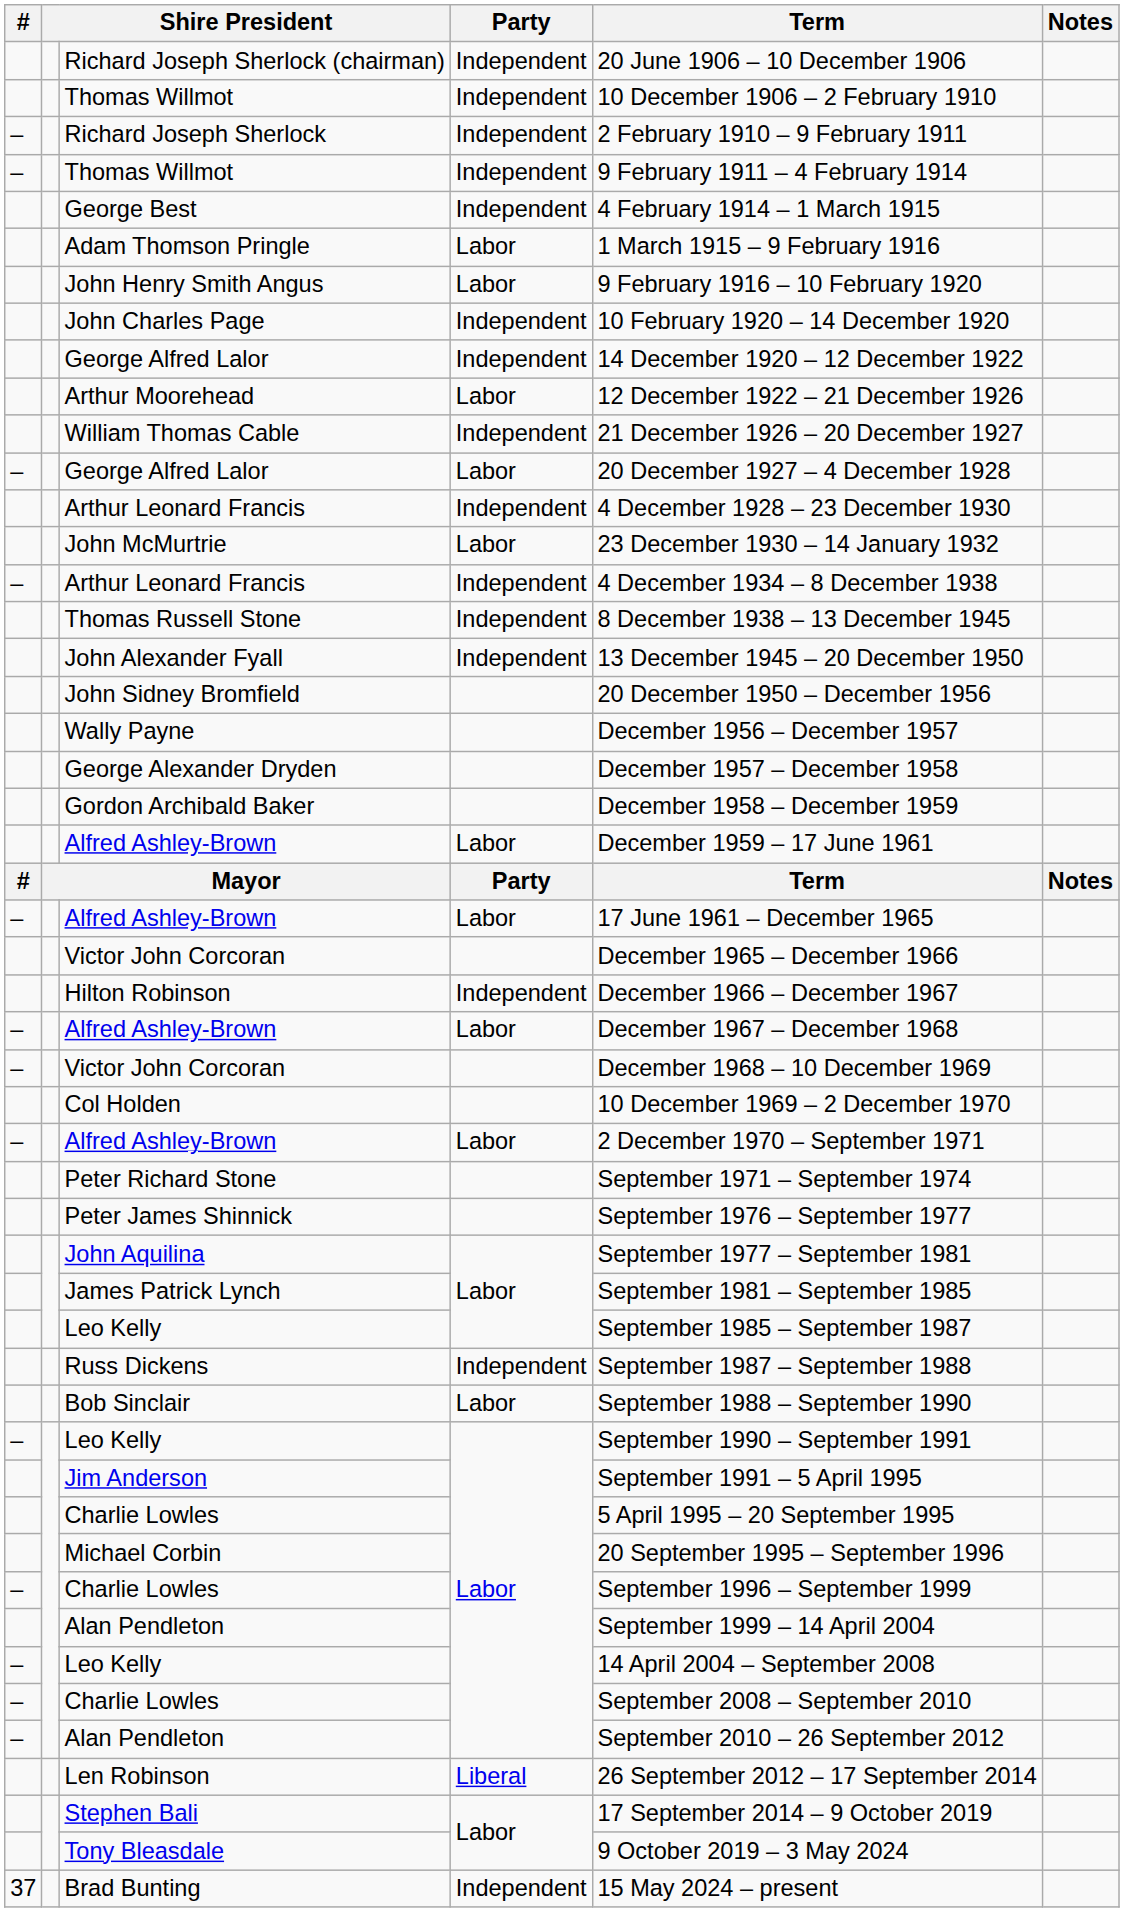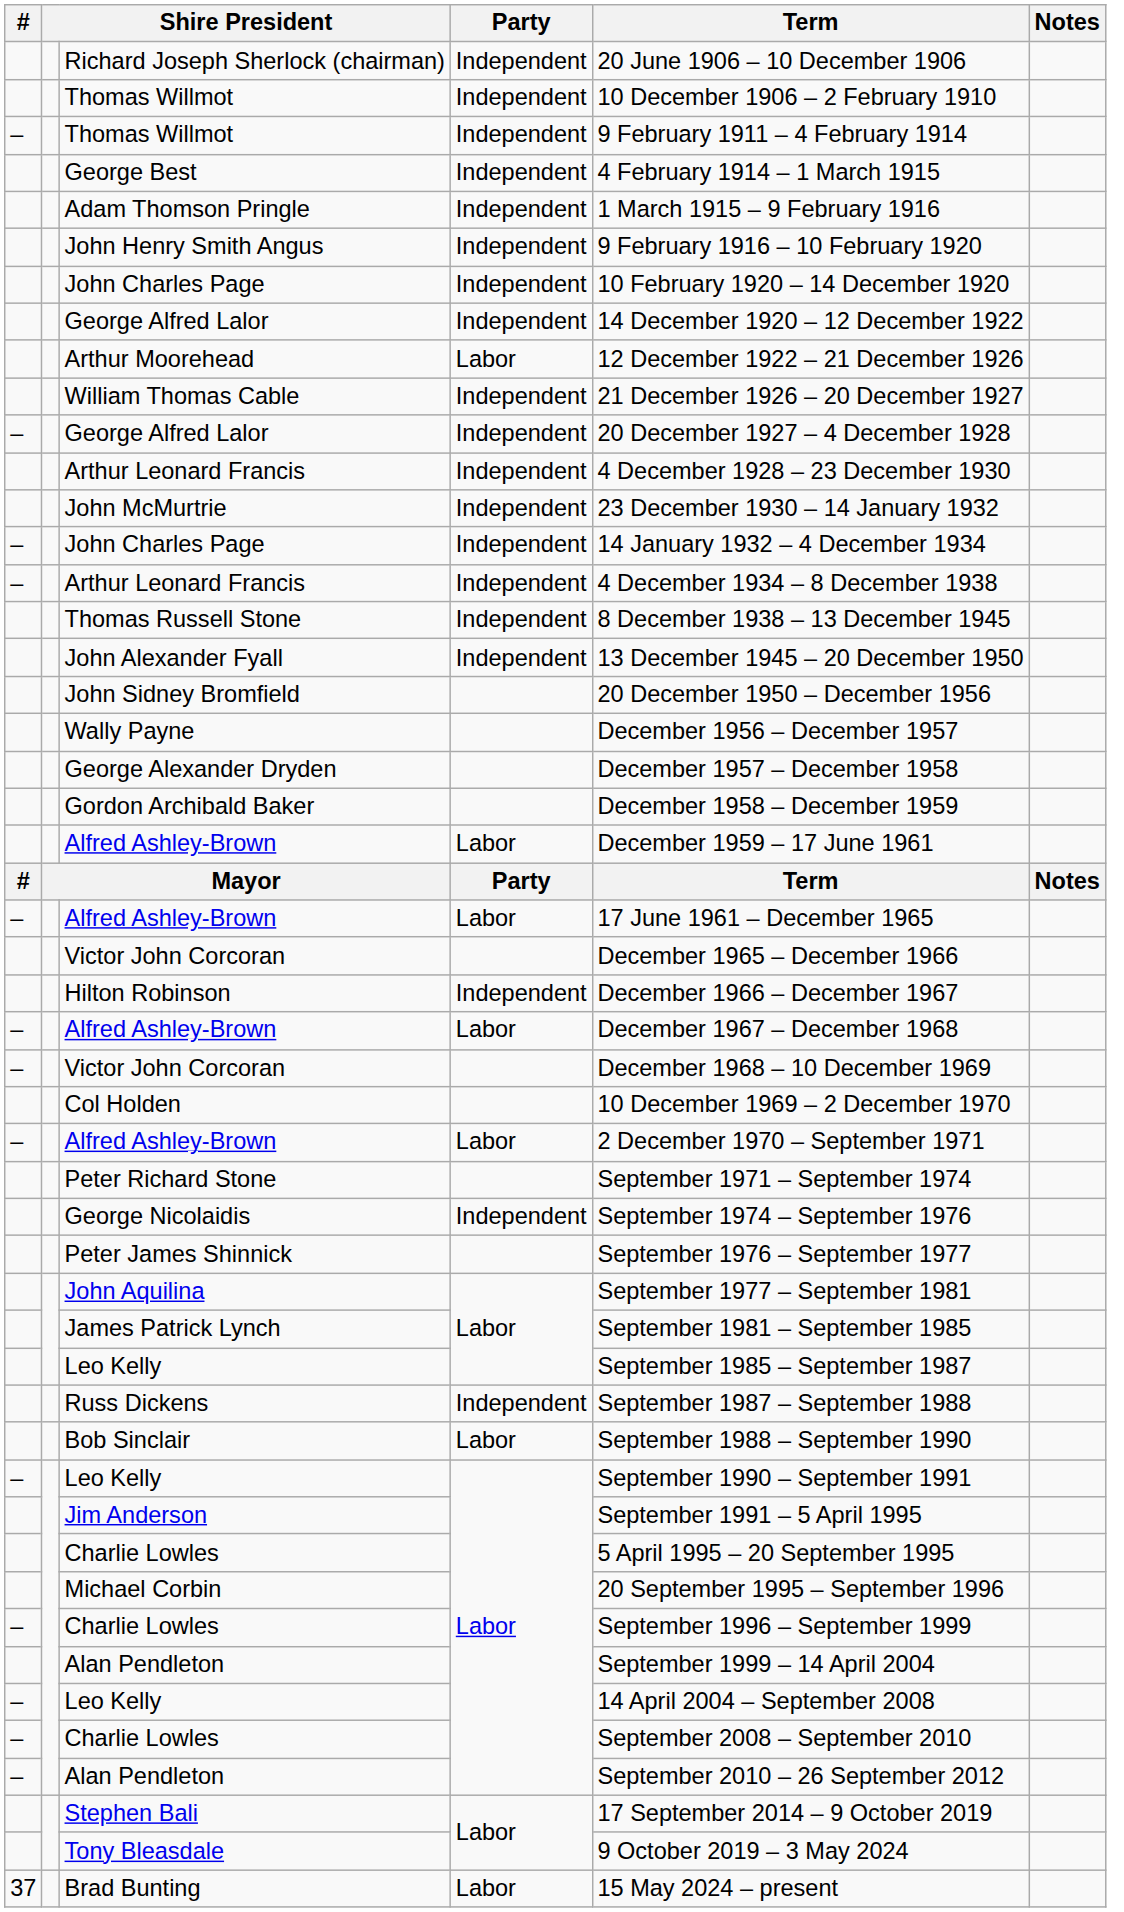- row: (17, 135)
(486, 246) Labor -> (521, 209) Independent
(486, 284) Labor -> (521, 246) Independent
(486, 470) Labor -> (521, 433) Independent
(486, 545) Labor -> (521, 508) Independent
+ row: (17, 545)
+ row: (23, 1217)
- row: (23, 1777)
(521, 1888) Independent -> (486, 1888) Labor
